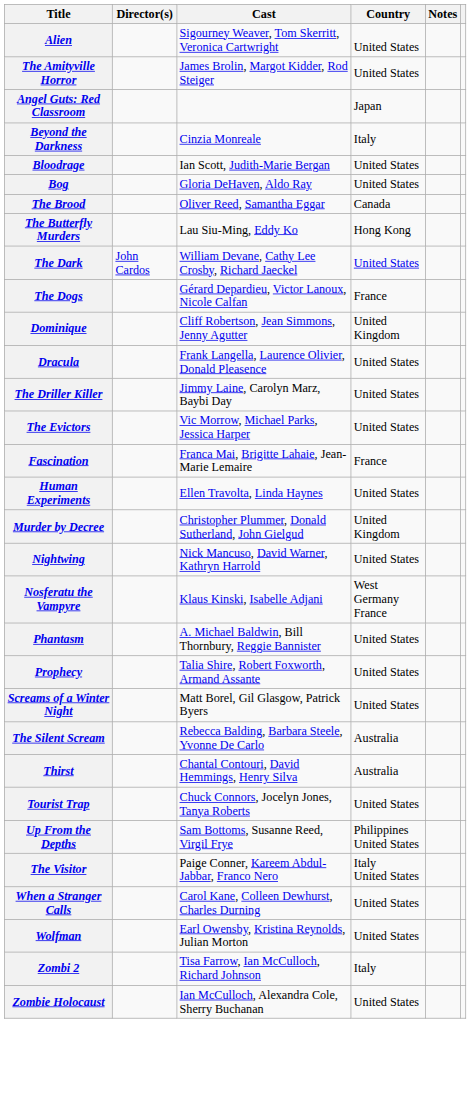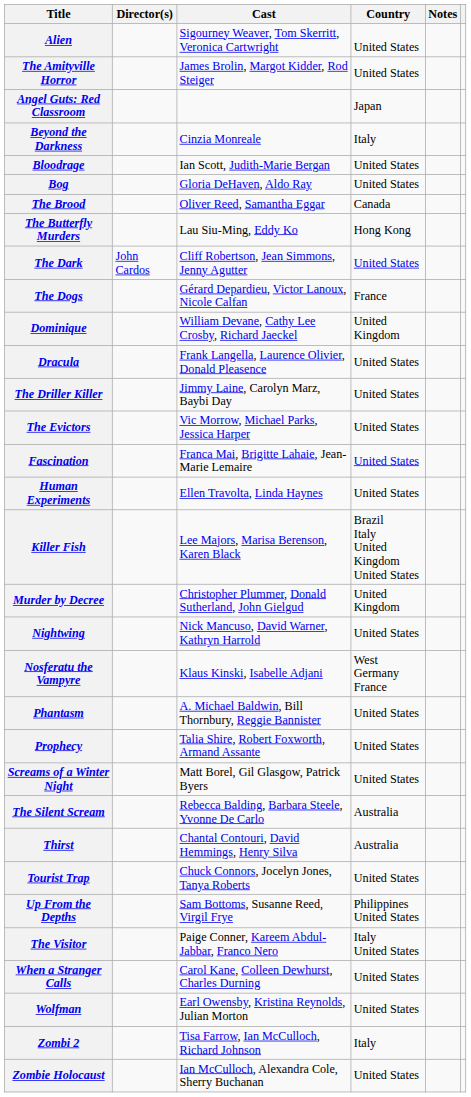(248, 262) William Devane, Cathy Lee Crosby, Richard Jaeckel -> (257, 262) Cliff Robertson, Jean Simmons, Jenny Agutter
(257, 328) Cliff Robertson, Jean Simmons, Jenny Agutter -> (248, 328) William Devane, Cathy Lee Crosby, Richard Jaeckel
(370, 460) France -> (386, 460) United States
+ row: (58, 547)
